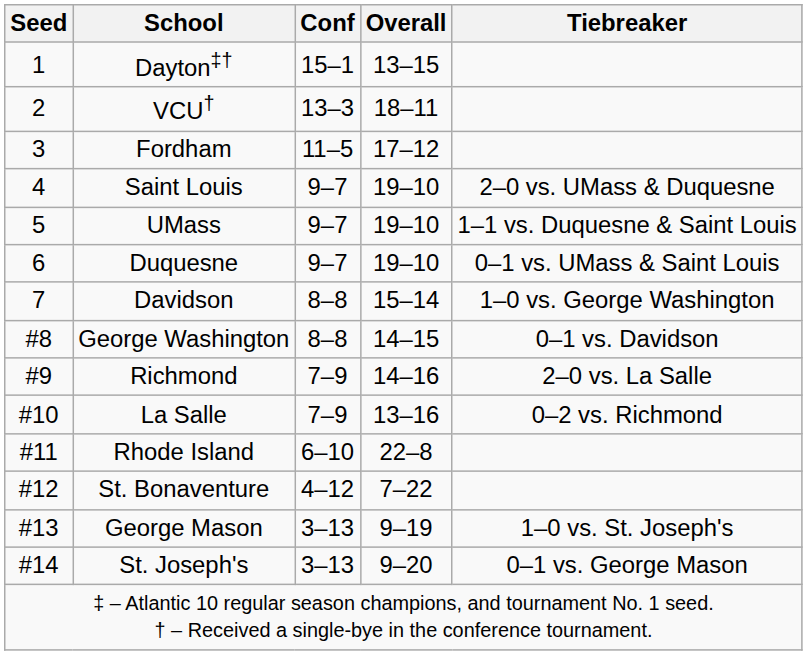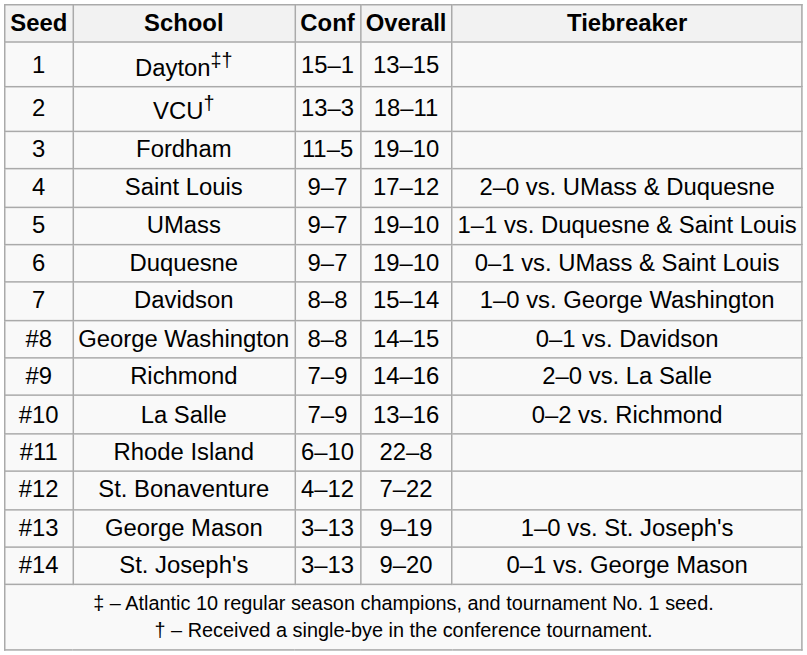(406, 149) 17–12 -> (406, 149) 19–10
(406, 187) 19–10 -> (406, 187) 17–12
